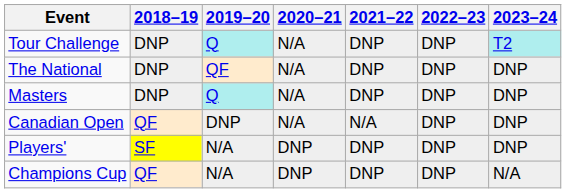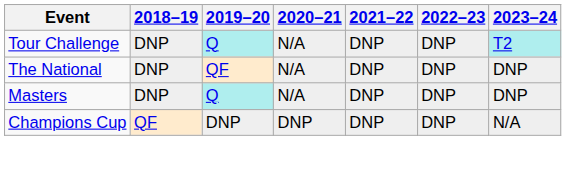- row: (66, 122)
- row: (37, 148)
(220, 174) N/A -> (223, 122) DNP
